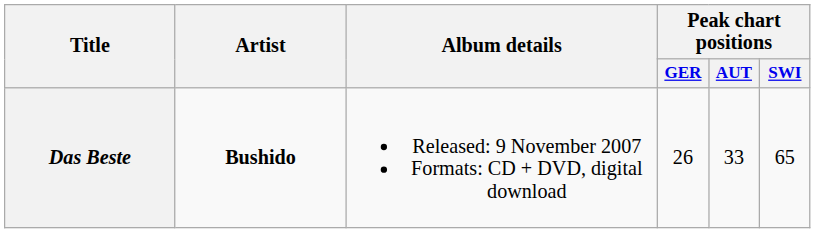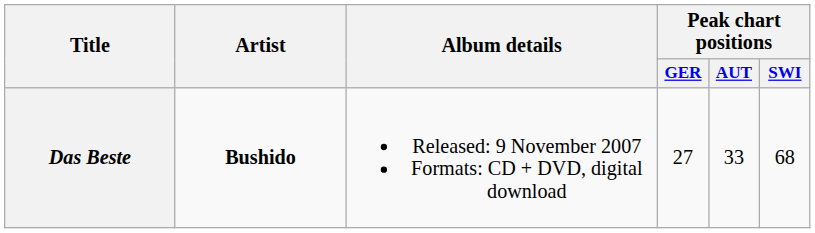(683, 157) 26 -> (683, 157) 27
(785, 157) 65 -> (785, 157) 68
